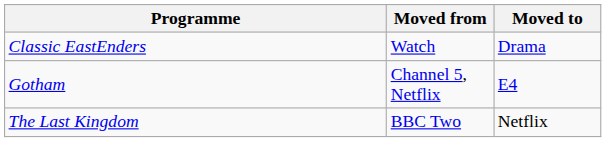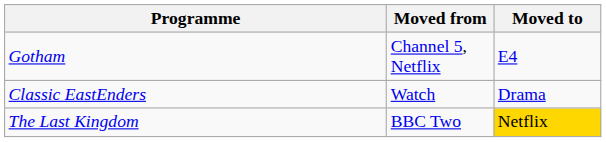rows swapped: (37, 84) <-> (77, 46)
(523, 121) no background -> (523, 121) gold background
